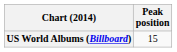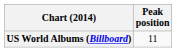(153, 39) 15 -> (153, 39) 11
